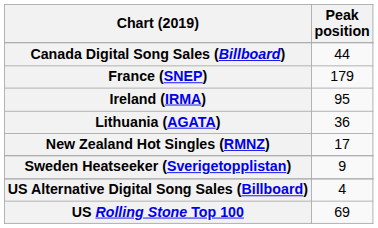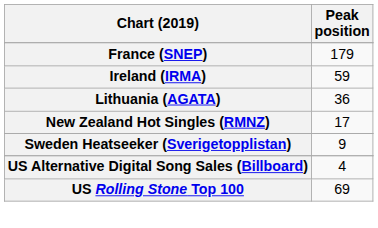- row: (158, 54)
(342, 99) 95 -> (342, 76) 59
